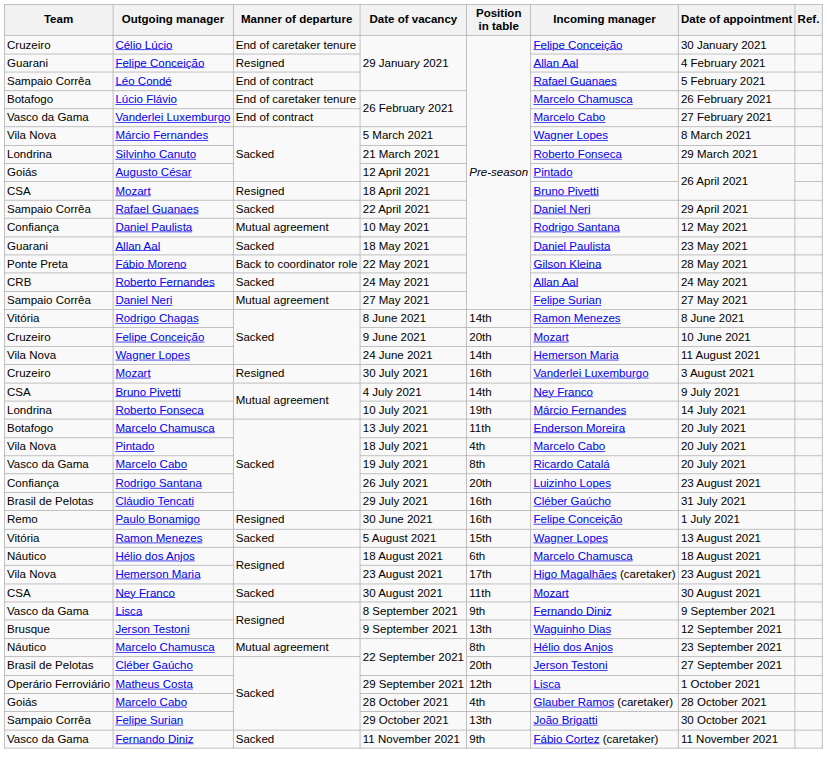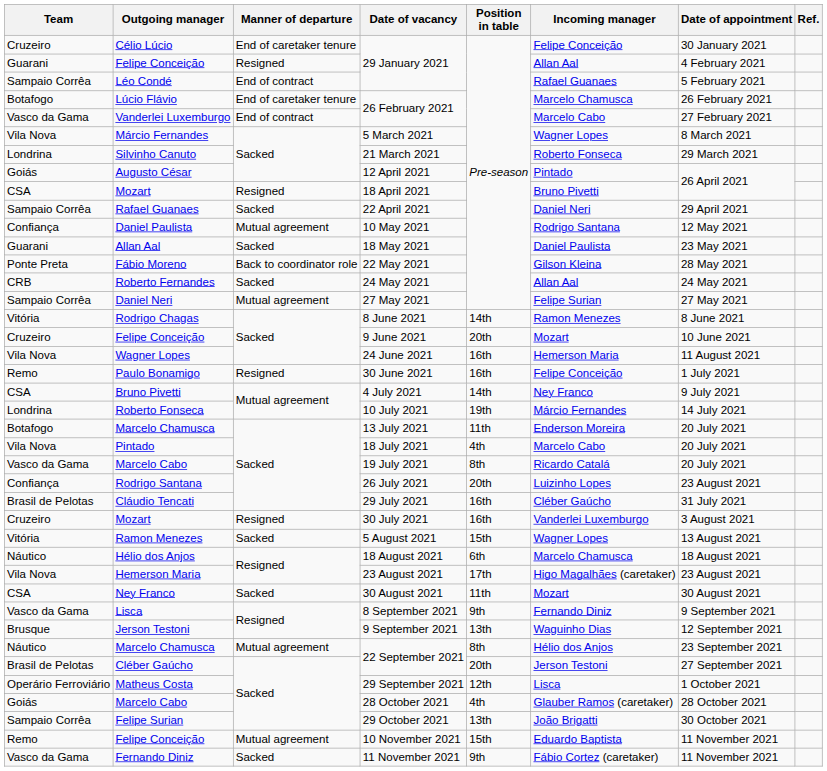(480, 355) 14th -> (480, 355) 16th
rows swapped: (158, 519) <-> (133, 373)
+ row: (160, 739)
